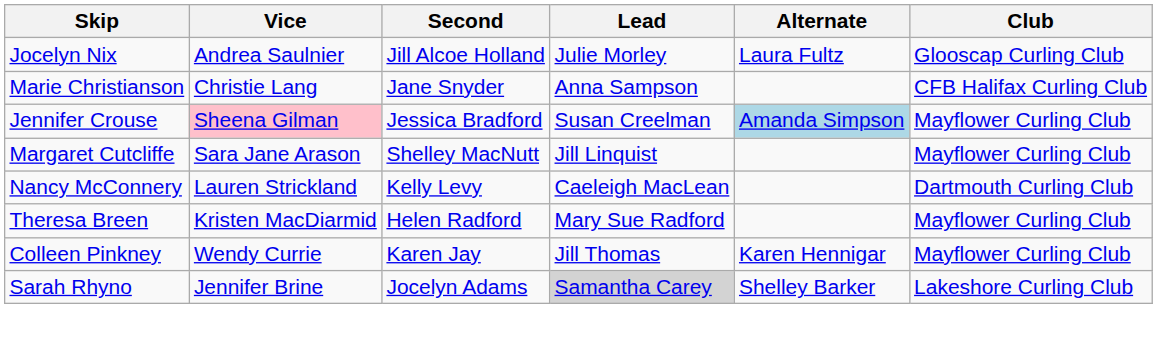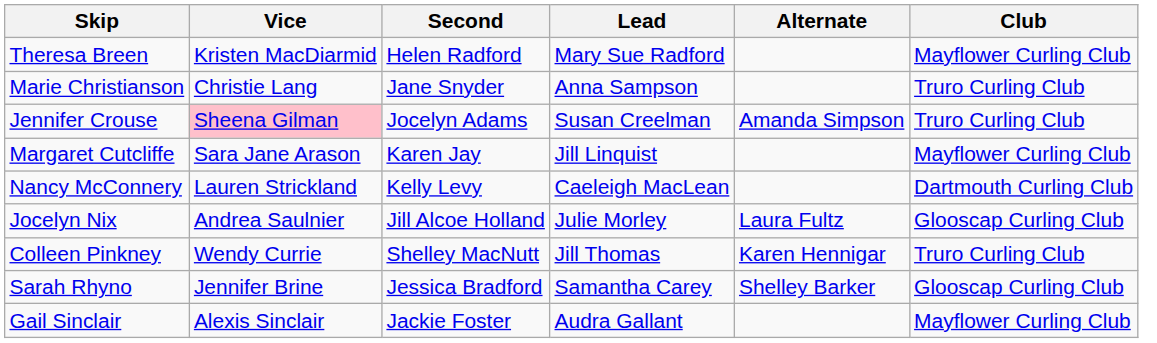rows swapped: (79, 220) <-> (63, 54)
(1031, 87) CFB Halifax Curling Club -> (999, 87) Truro Curling Club
(464, 120) Jessica Bradford -> (457, 120) Jocelyn Adams
(822, 120) lightblue background -> (822, 120) no background
(1022, 120) Mayflower Curling Club -> (999, 120) Truro Curling Club
(463, 154) Shelley MacNutt -> (434, 154) Karen Jay
(434, 253) Karen Jay -> (463, 253) Shelley MacNutt
(1022, 253) Mayflower Curling Club -> (999, 253) Truro Curling Club
(457, 287) Jocelyn Adams -> (464, 287) Jessica Bradford
(633, 287) lightgrey background -> (633, 287) no background
(1024, 287) Lakeshore Curling Club -> (1019, 287) Glooscap Curling Club
+ row: (65, 320)
